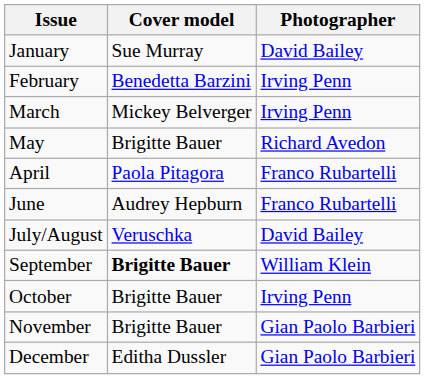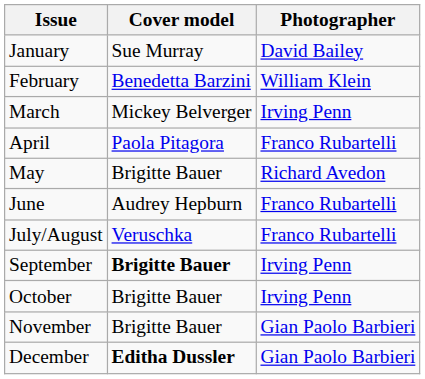(306, 81) Irving Penn -> (316, 81) William Klein
rows swapped: (30, 173) <-> (27, 142)
(312, 234) David Bailey -> (328, 234) Franco Rubartelli
(316, 265) William Klein -> (306, 265) Irving Penn
(169, 357) normal -> (173, 357) bold
